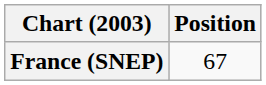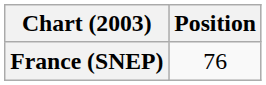(215, 60) 67 -> (215, 60) 76
